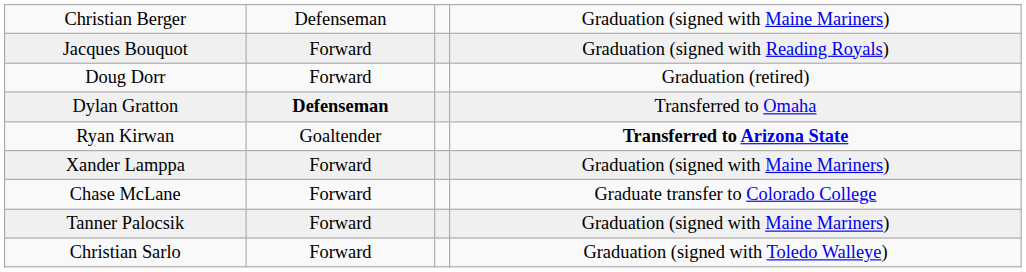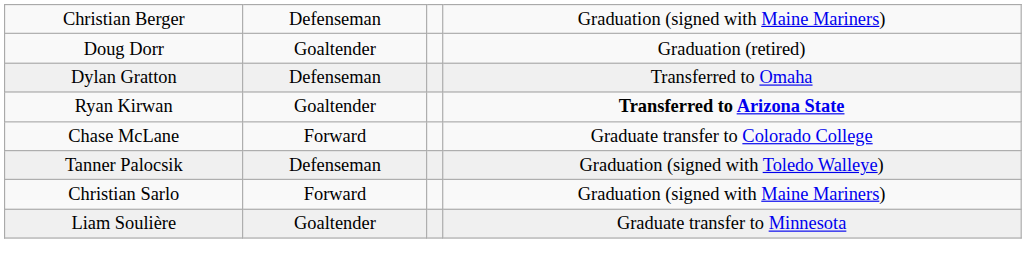- row: (125, 48)
(340, 77) Forward -> (335, 48) Goaltender
(340, 106) bold -> (335, 77) normal
- row: (125, 164)
(340, 223) Forward -> (335, 164) Defenseman
(736, 223) Graduation (signed with Maine Mariners) -> (732, 164) Graduation (signed with Toledo Walleye)
(736, 252) Graduation (signed with Toledo Walleye) -> (732, 194) Graduation (signed with Maine Mariners)
+ row: (124, 223)
